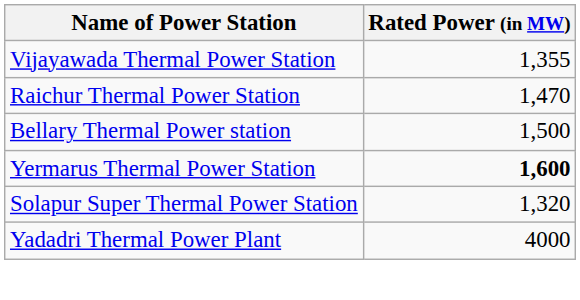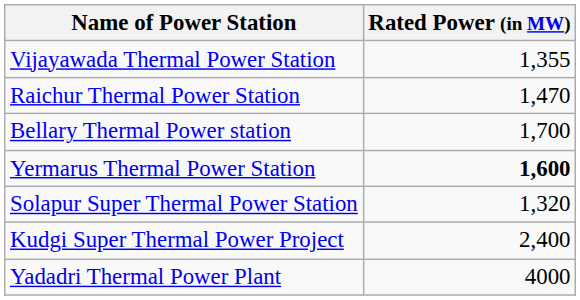(545, 131) 1,500 -> (545, 131) 1,700
+ row: (177, 240)
